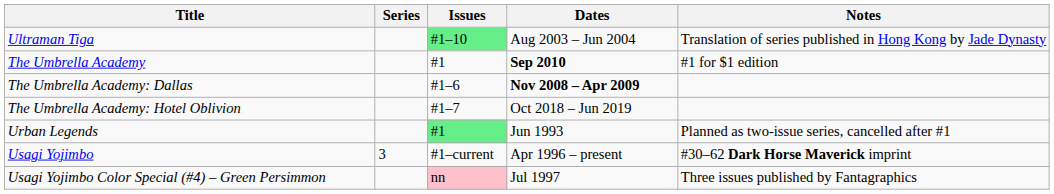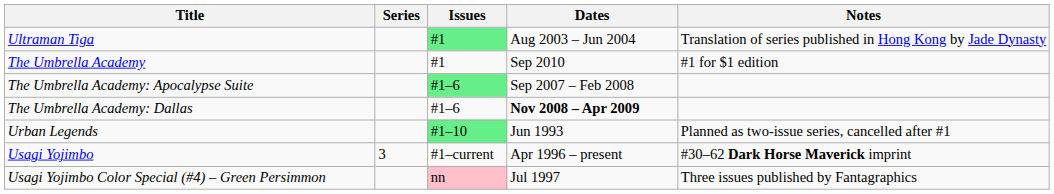(449, 39) #1–10 -> (438, 39) #1
(538, 62) bold -> (538, 62) normal
+ row: (131, 85)
- row: (124, 108)
(438, 131) #1 -> (449, 131) #1–10
